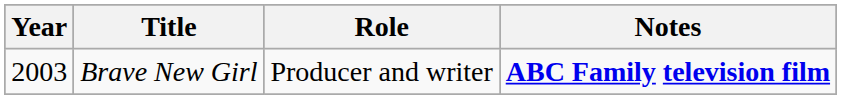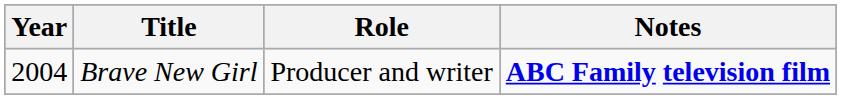(39, 71) 2003 -> (39, 71) 2004
